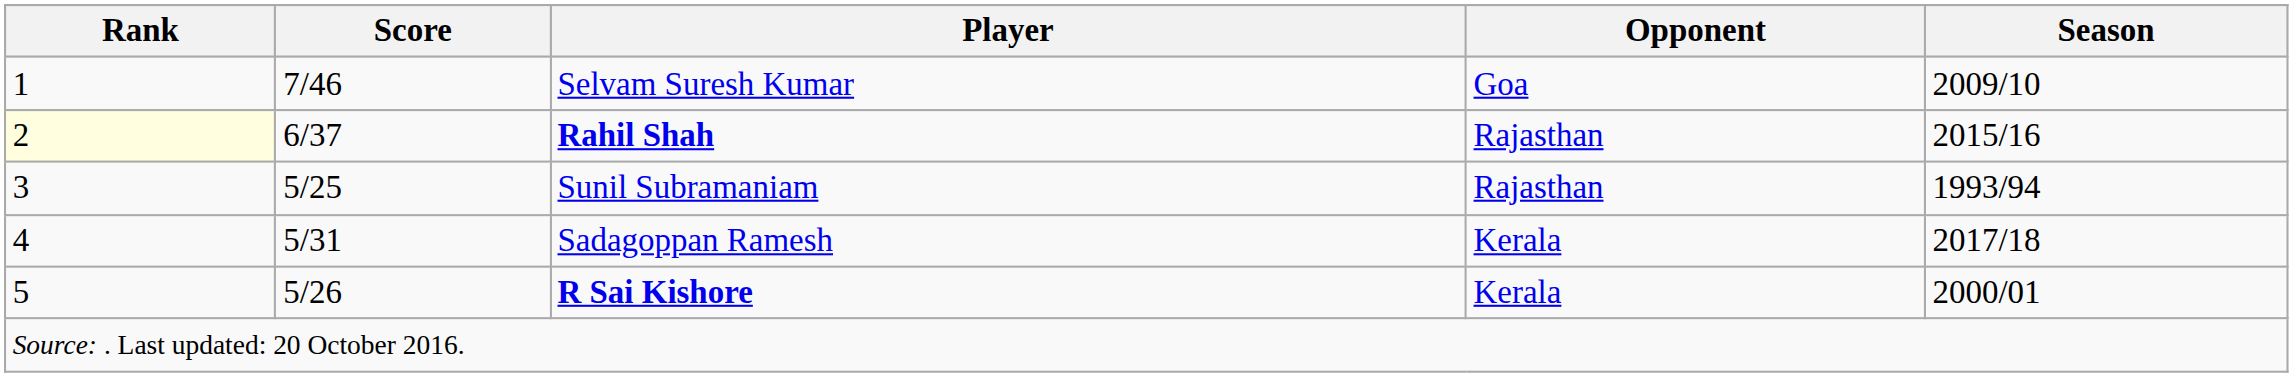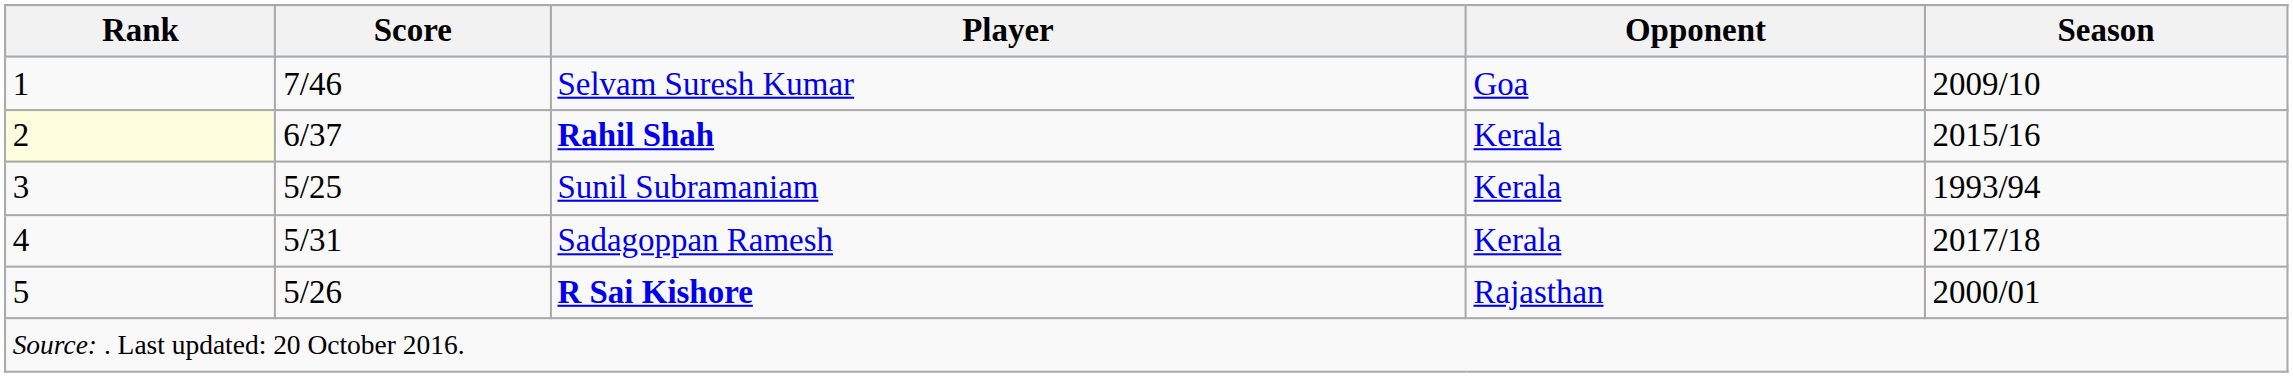(1539, 135) Rajasthan -> (1517, 135) Kerala
(1539, 187) Rajasthan -> (1517, 187) Kerala
(1517, 291) Kerala -> (1539, 291) Rajasthan
